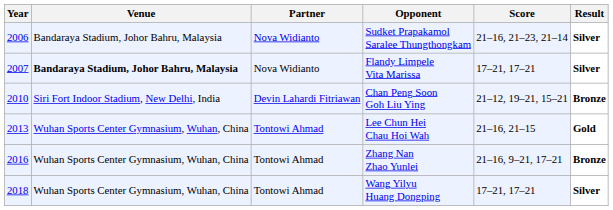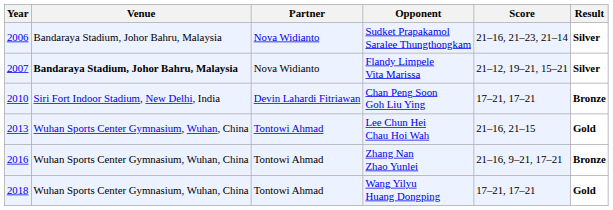(506, 68) 17–21, 17–21 -> (522, 68) 21–12, 19–21, 15–21
(522, 99) 21–12, 19–21, 15–21 -> (506, 99) 17–21, 17–21
(586, 190) Silver -> (584, 190) Gold
